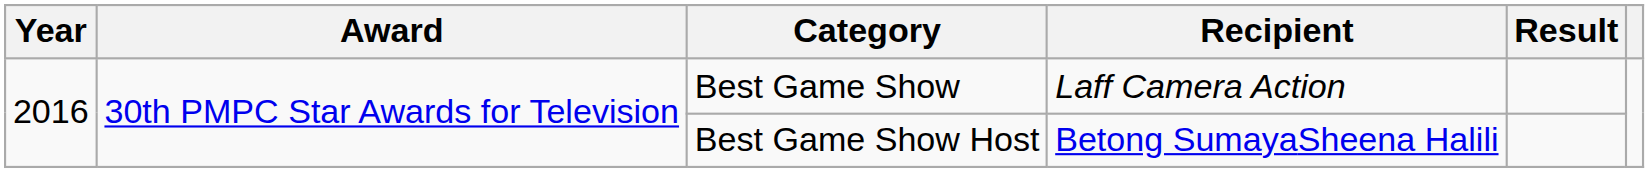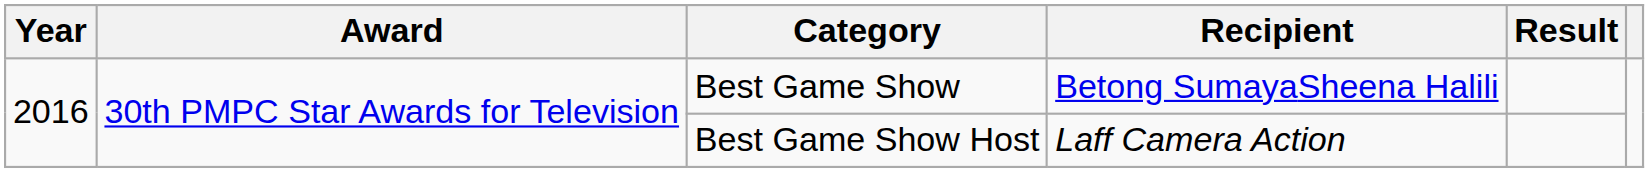(1200, 85) Laff Camera Action -> (1277, 85) Betong SumayaSheena Halili
(1277, 139) Betong SumayaSheena Halili -> (1200, 139) Laff Camera Action
